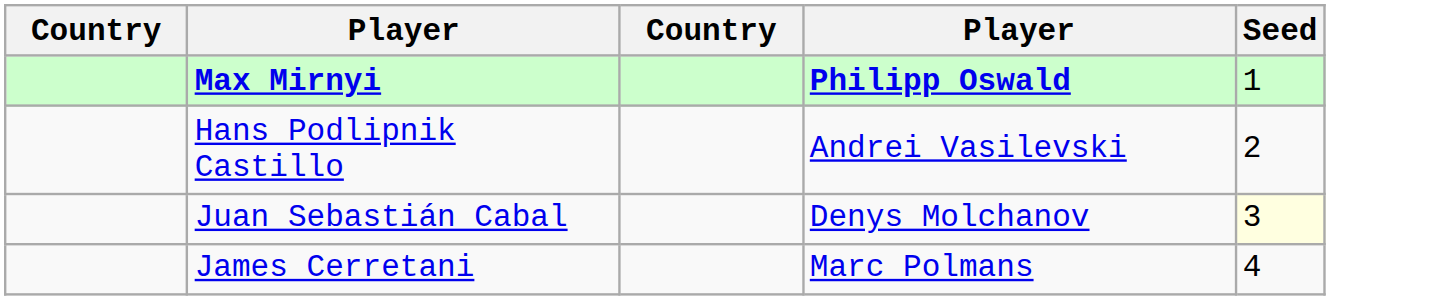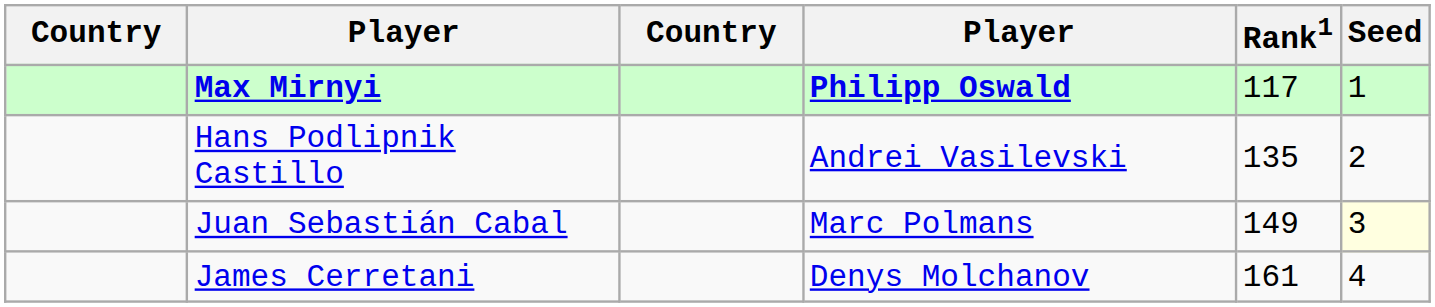+ column: (1288, 34)
(950, 218) Denys Molchanov -> (922, 226) Marc Polmans
(922, 269) Marc Polmans -> (950, 277) Denys Molchanov
